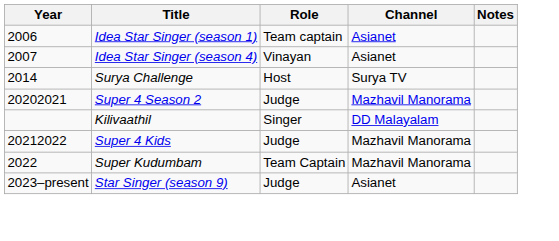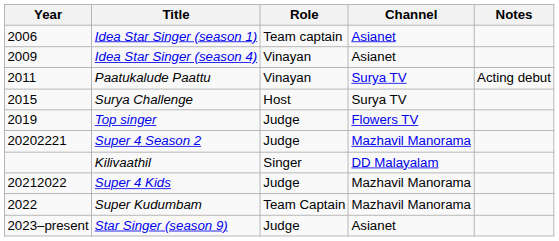(22, 57) 2007 -> (22, 57) 2009
+ row: (153, 78)
(22, 78) 2014 -> (22, 99) 2015
+ row: (126, 120)
(37, 99) 20202021 -> (37, 141) 20202221
